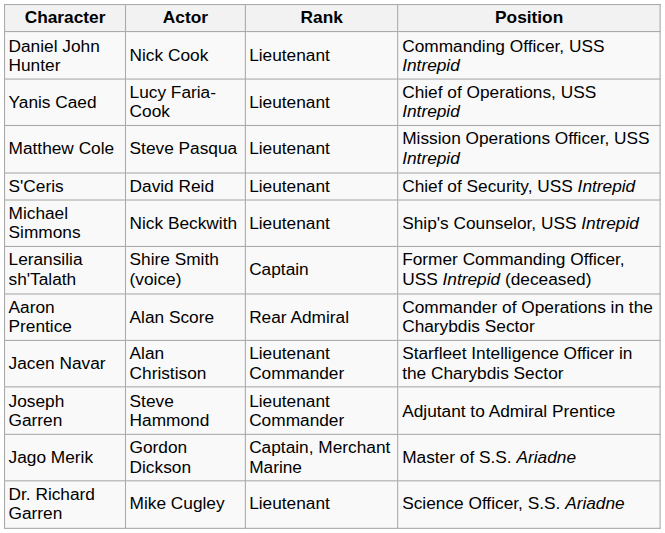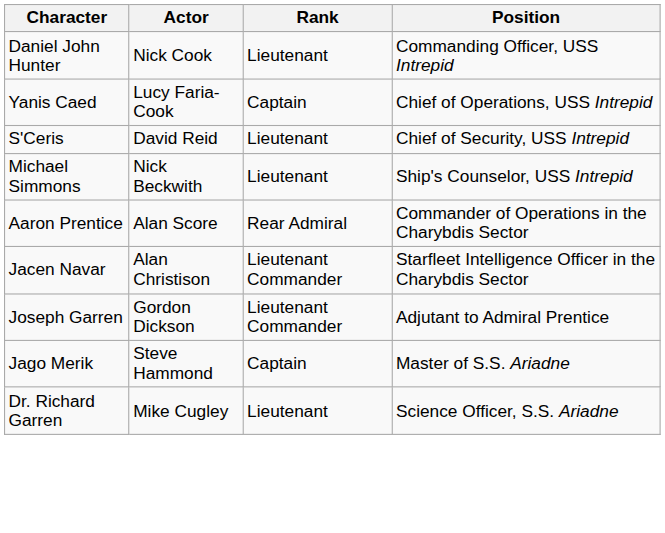(289, 102) Lieutenant -> (277, 102) Captain
- row: (61, 149)
- row: (46, 270)
(169, 410) Steve Hammond -> (164, 316) Gordon Dickson
(160, 457) Gordon Dickson -> (173, 363) Steve Hammond
(320, 457) Captain, Merchant Marine -> (277, 363) Captain
